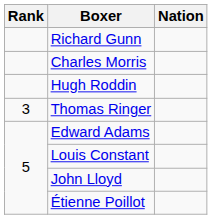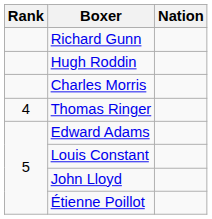rows swapped: (98, 62) <-> (94, 86)
(26, 109) 3 -> (26, 109) 4
